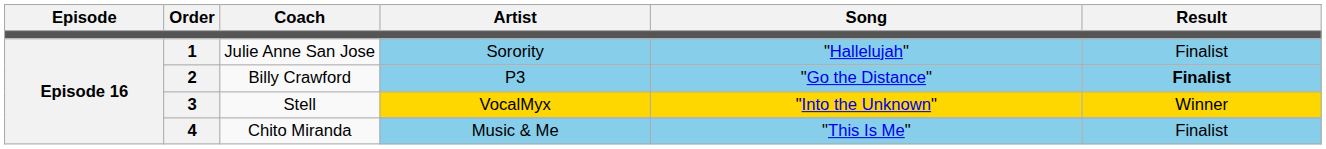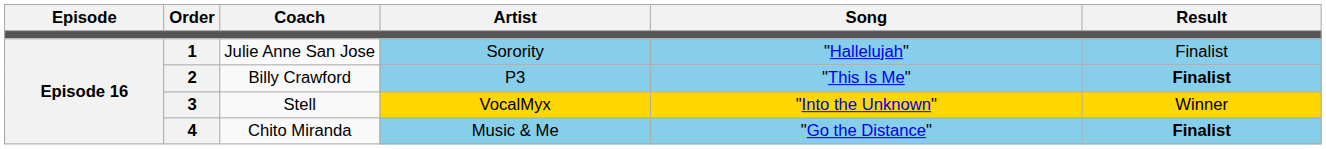(866, 78) "Go the Distance" -> (866, 78) "This Is Me"
(866, 130) "This Is Me" -> (866, 130) "Go the Distance"
(1202, 130) normal -> (1202, 130) bold
